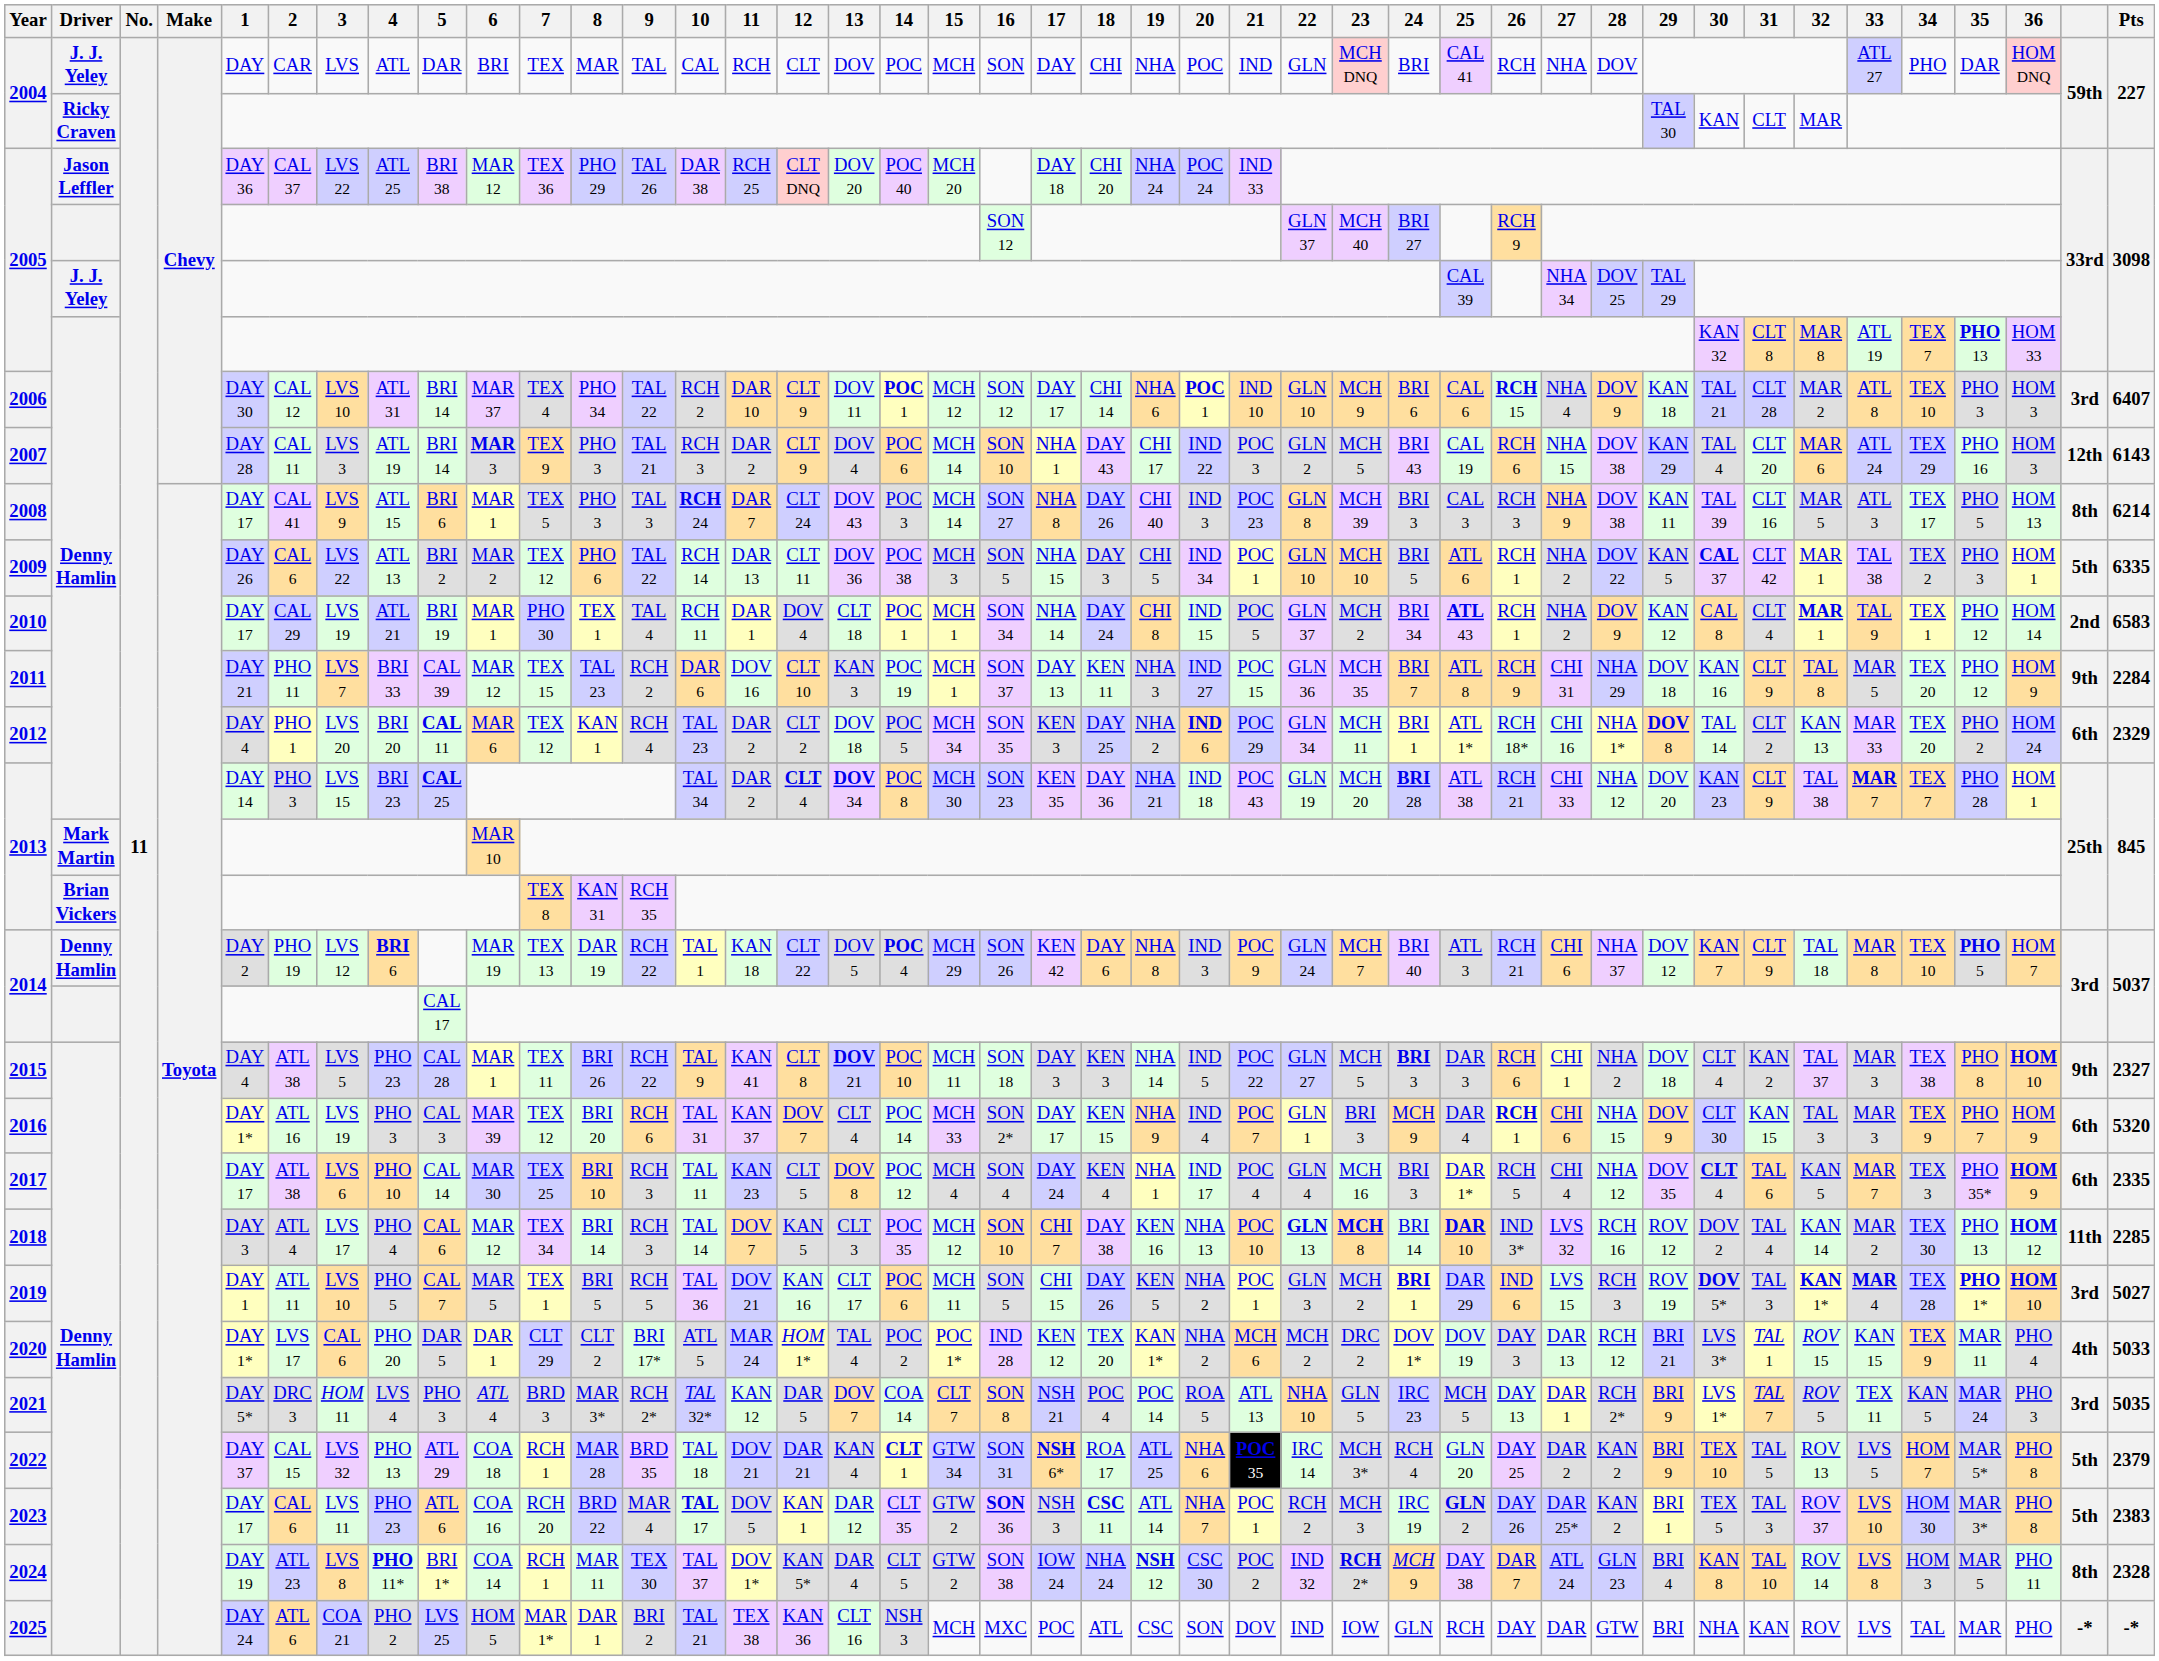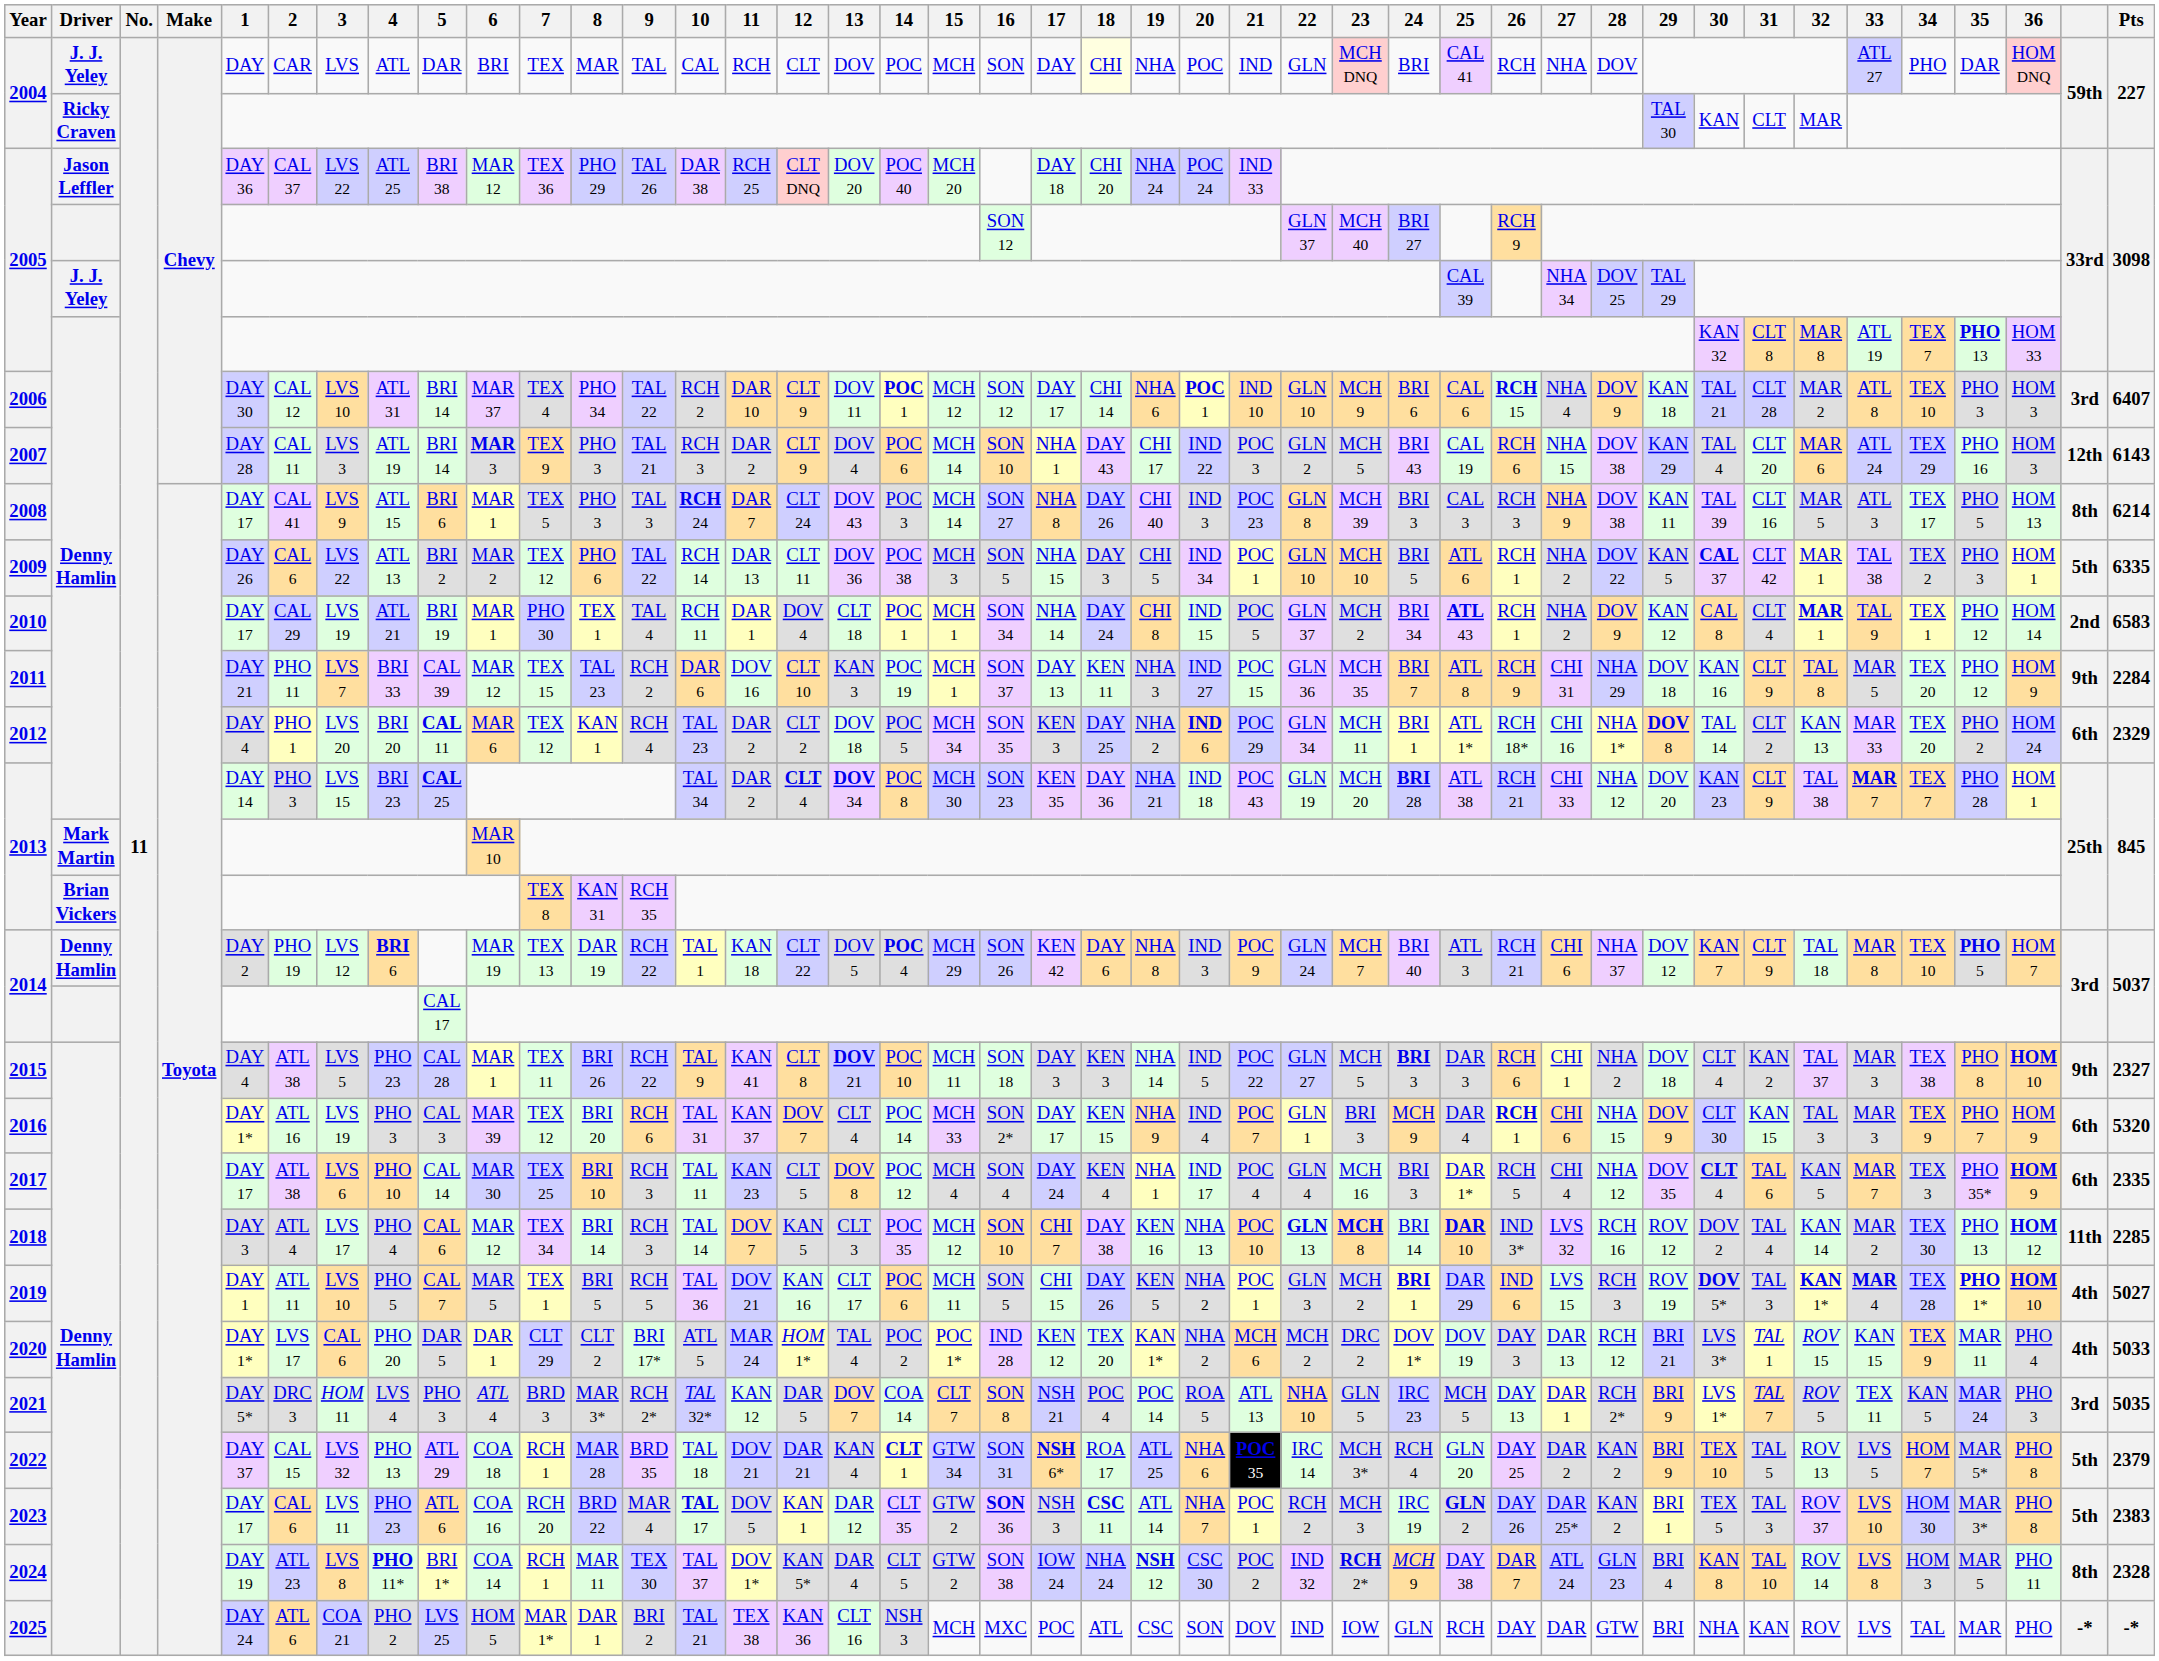(1106, 64) no background -> (1106, 64) lightyellow background
(2085, 1292) 3rd -> (2085, 1292) 4th
